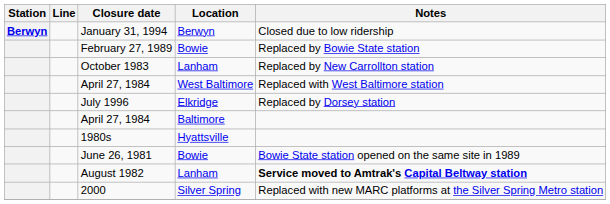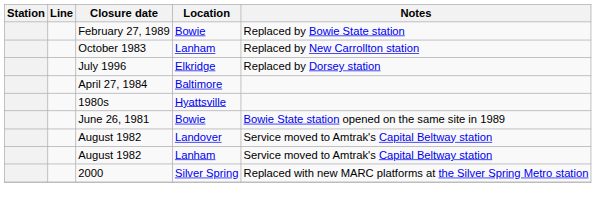- row: (124, 31)
- row: (115, 84)
+ row: (110, 137)
(393, 173) bold -> (368, 155) normal
